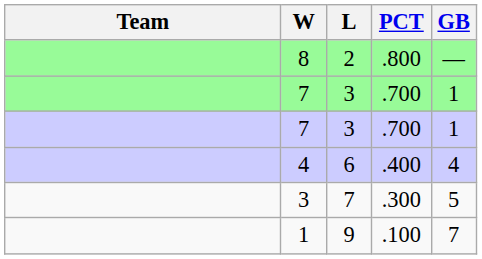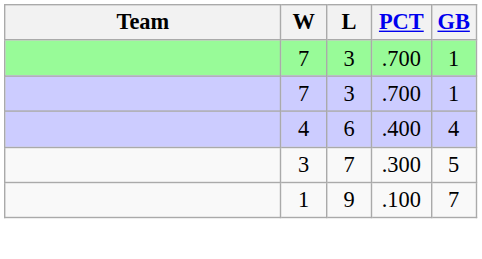- row: (304, 57)
